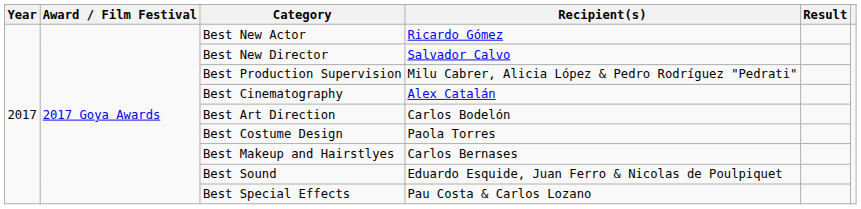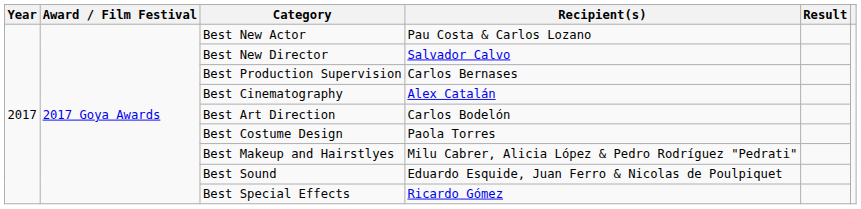(455, 34) Ricardo Gómez -> (499, 34) Pau Costa & Carlos Lozano
(602, 74) Milu Cabrer, Alicia López & Pedro Rodríguez "Pedrati" -> (463, 74) Carlos Bernases
(463, 154) Carlos Bernases -> (602, 154) Milu Cabrer, Alicia López & Pedro Rodríguez "Pedrati"
(499, 194) Pau Costa & Carlos Lozano -> (455, 194) Ricardo Gómez
